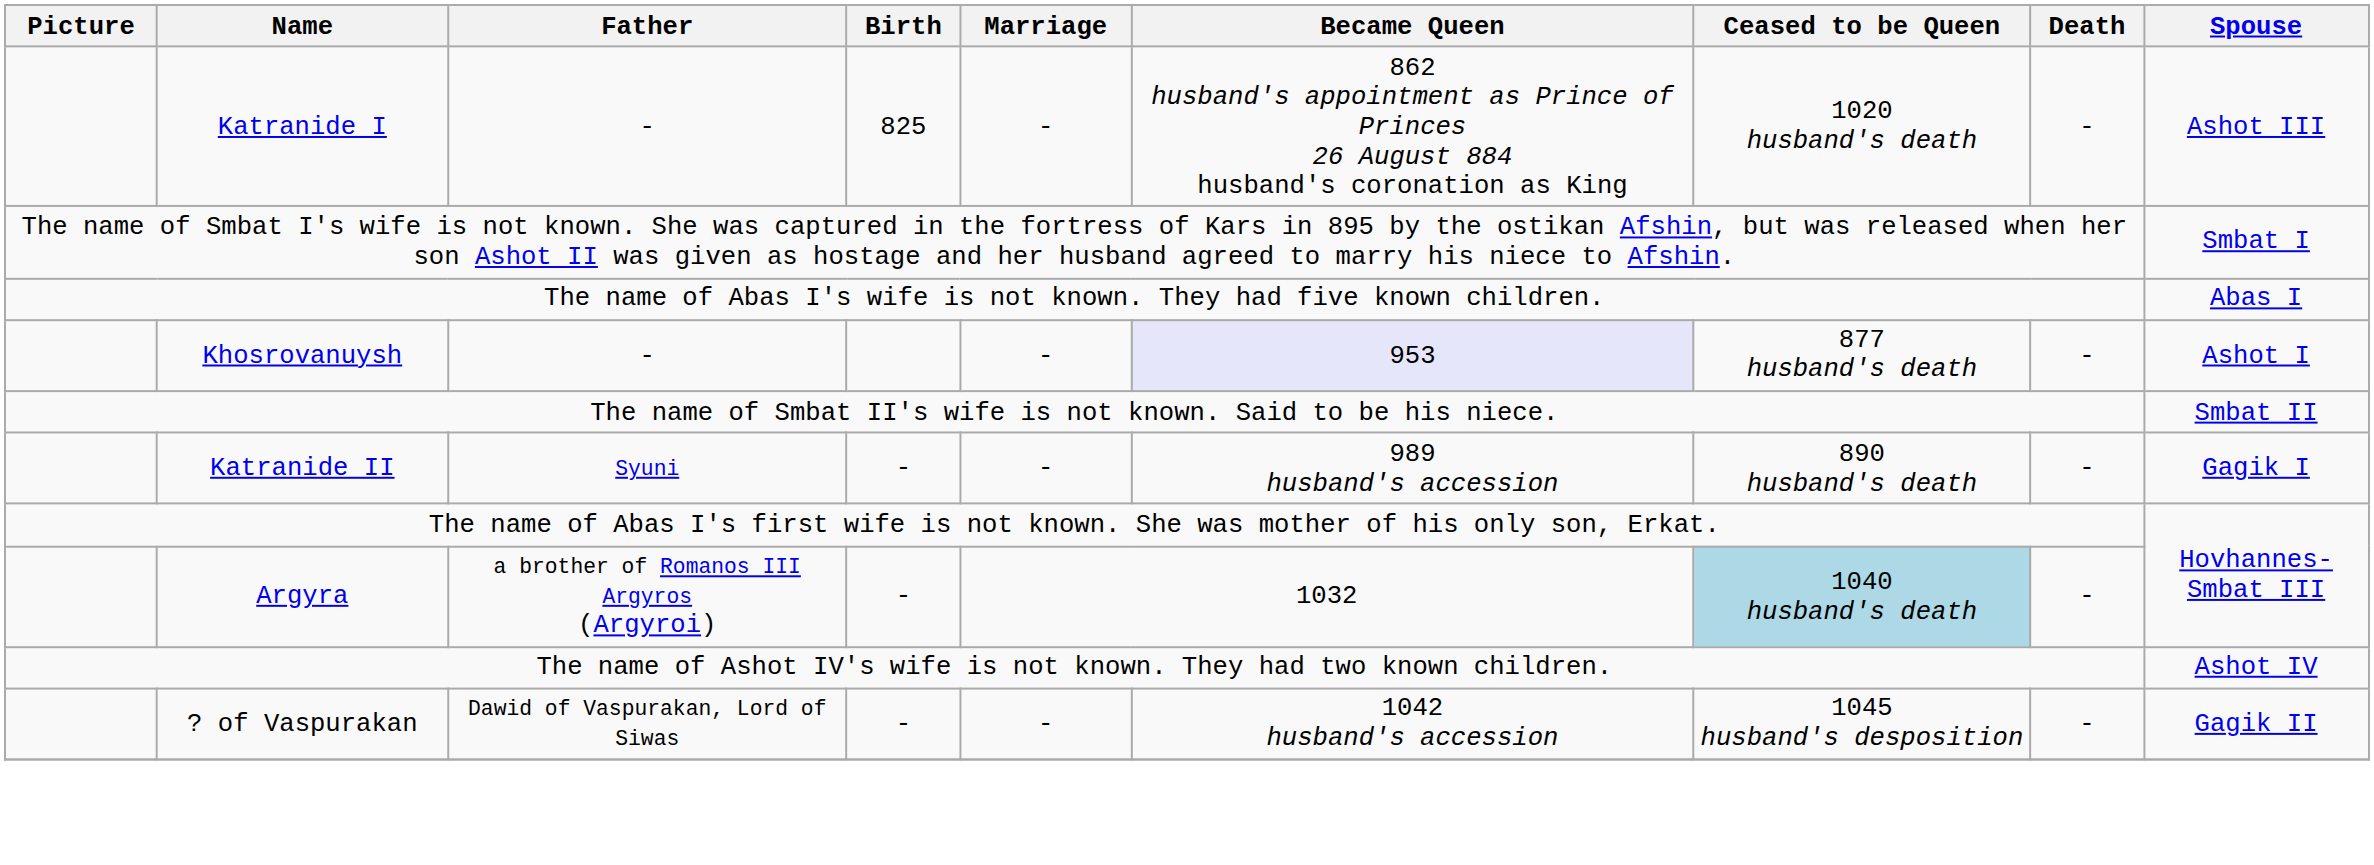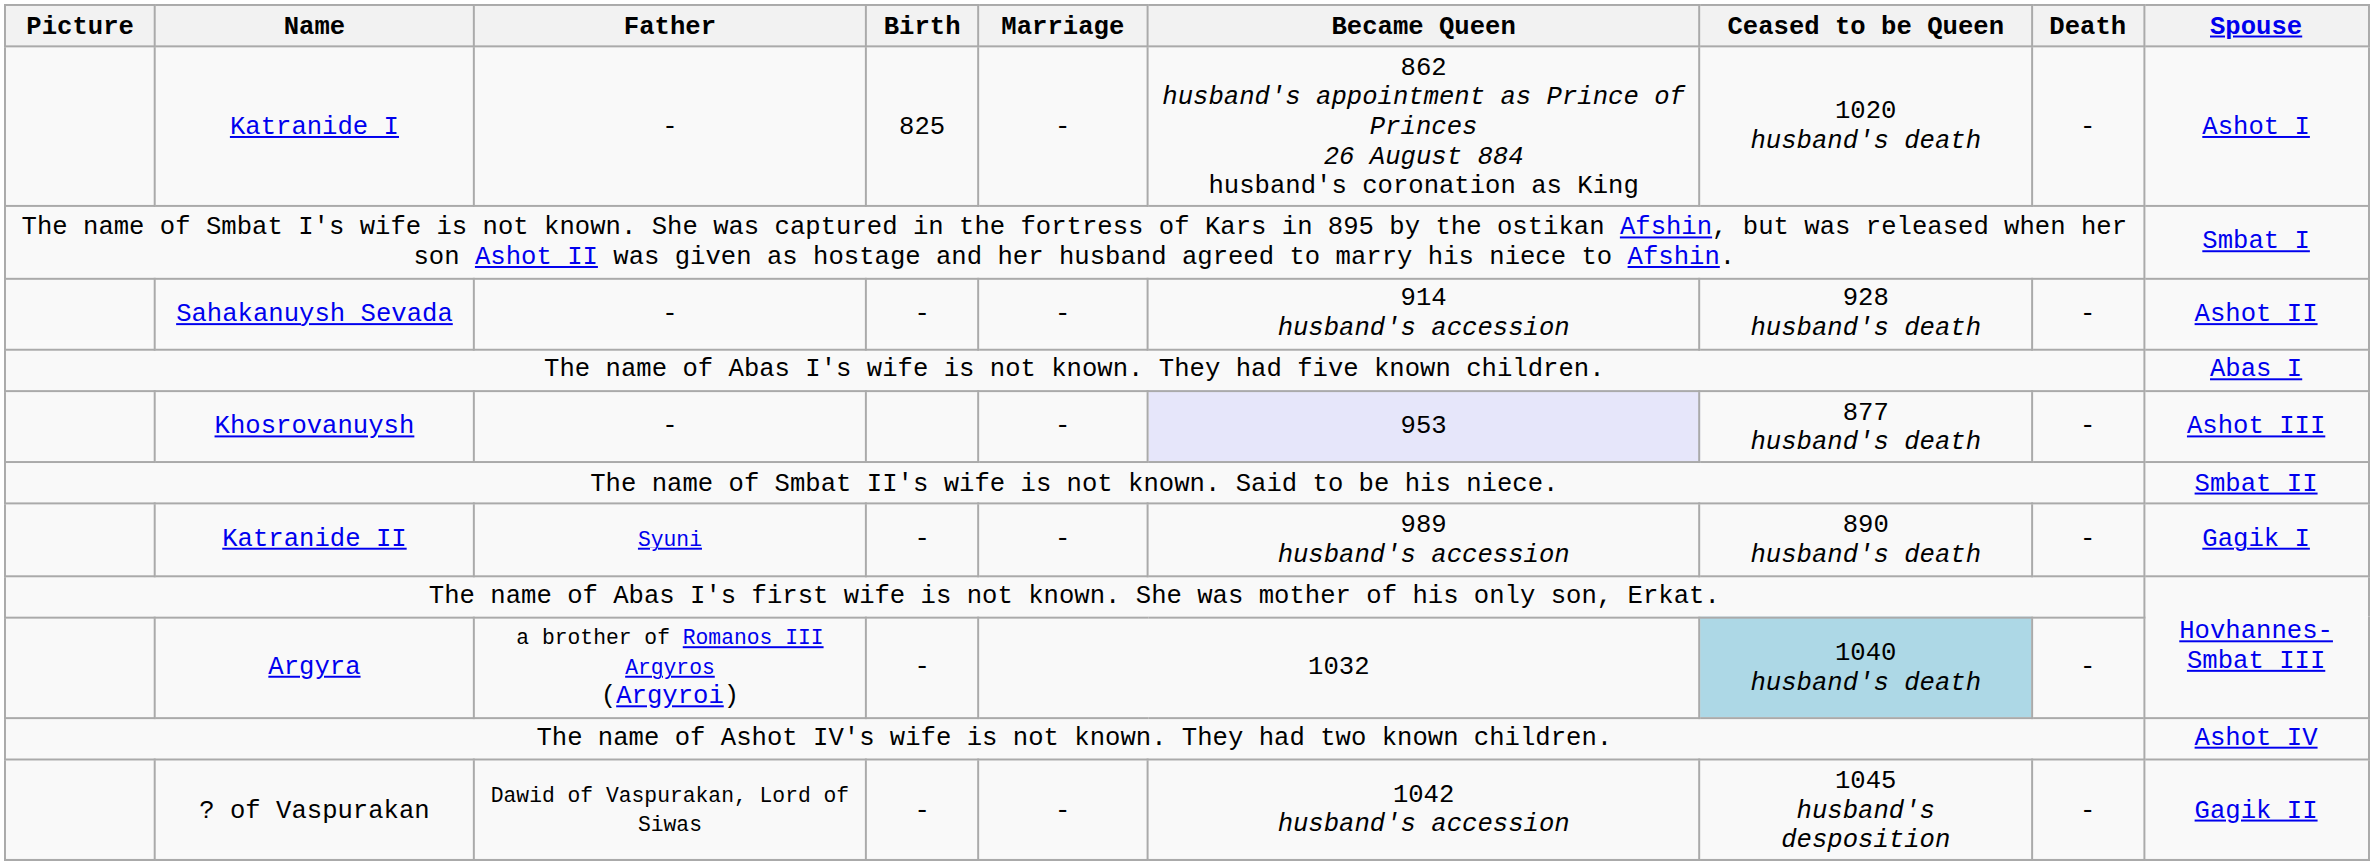(2256, 127) Ashot III -> (2256, 127) Ashot I
+ row: (314, 314)
(2256, 355) Ashot I -> (2256, 427) Ashot III
